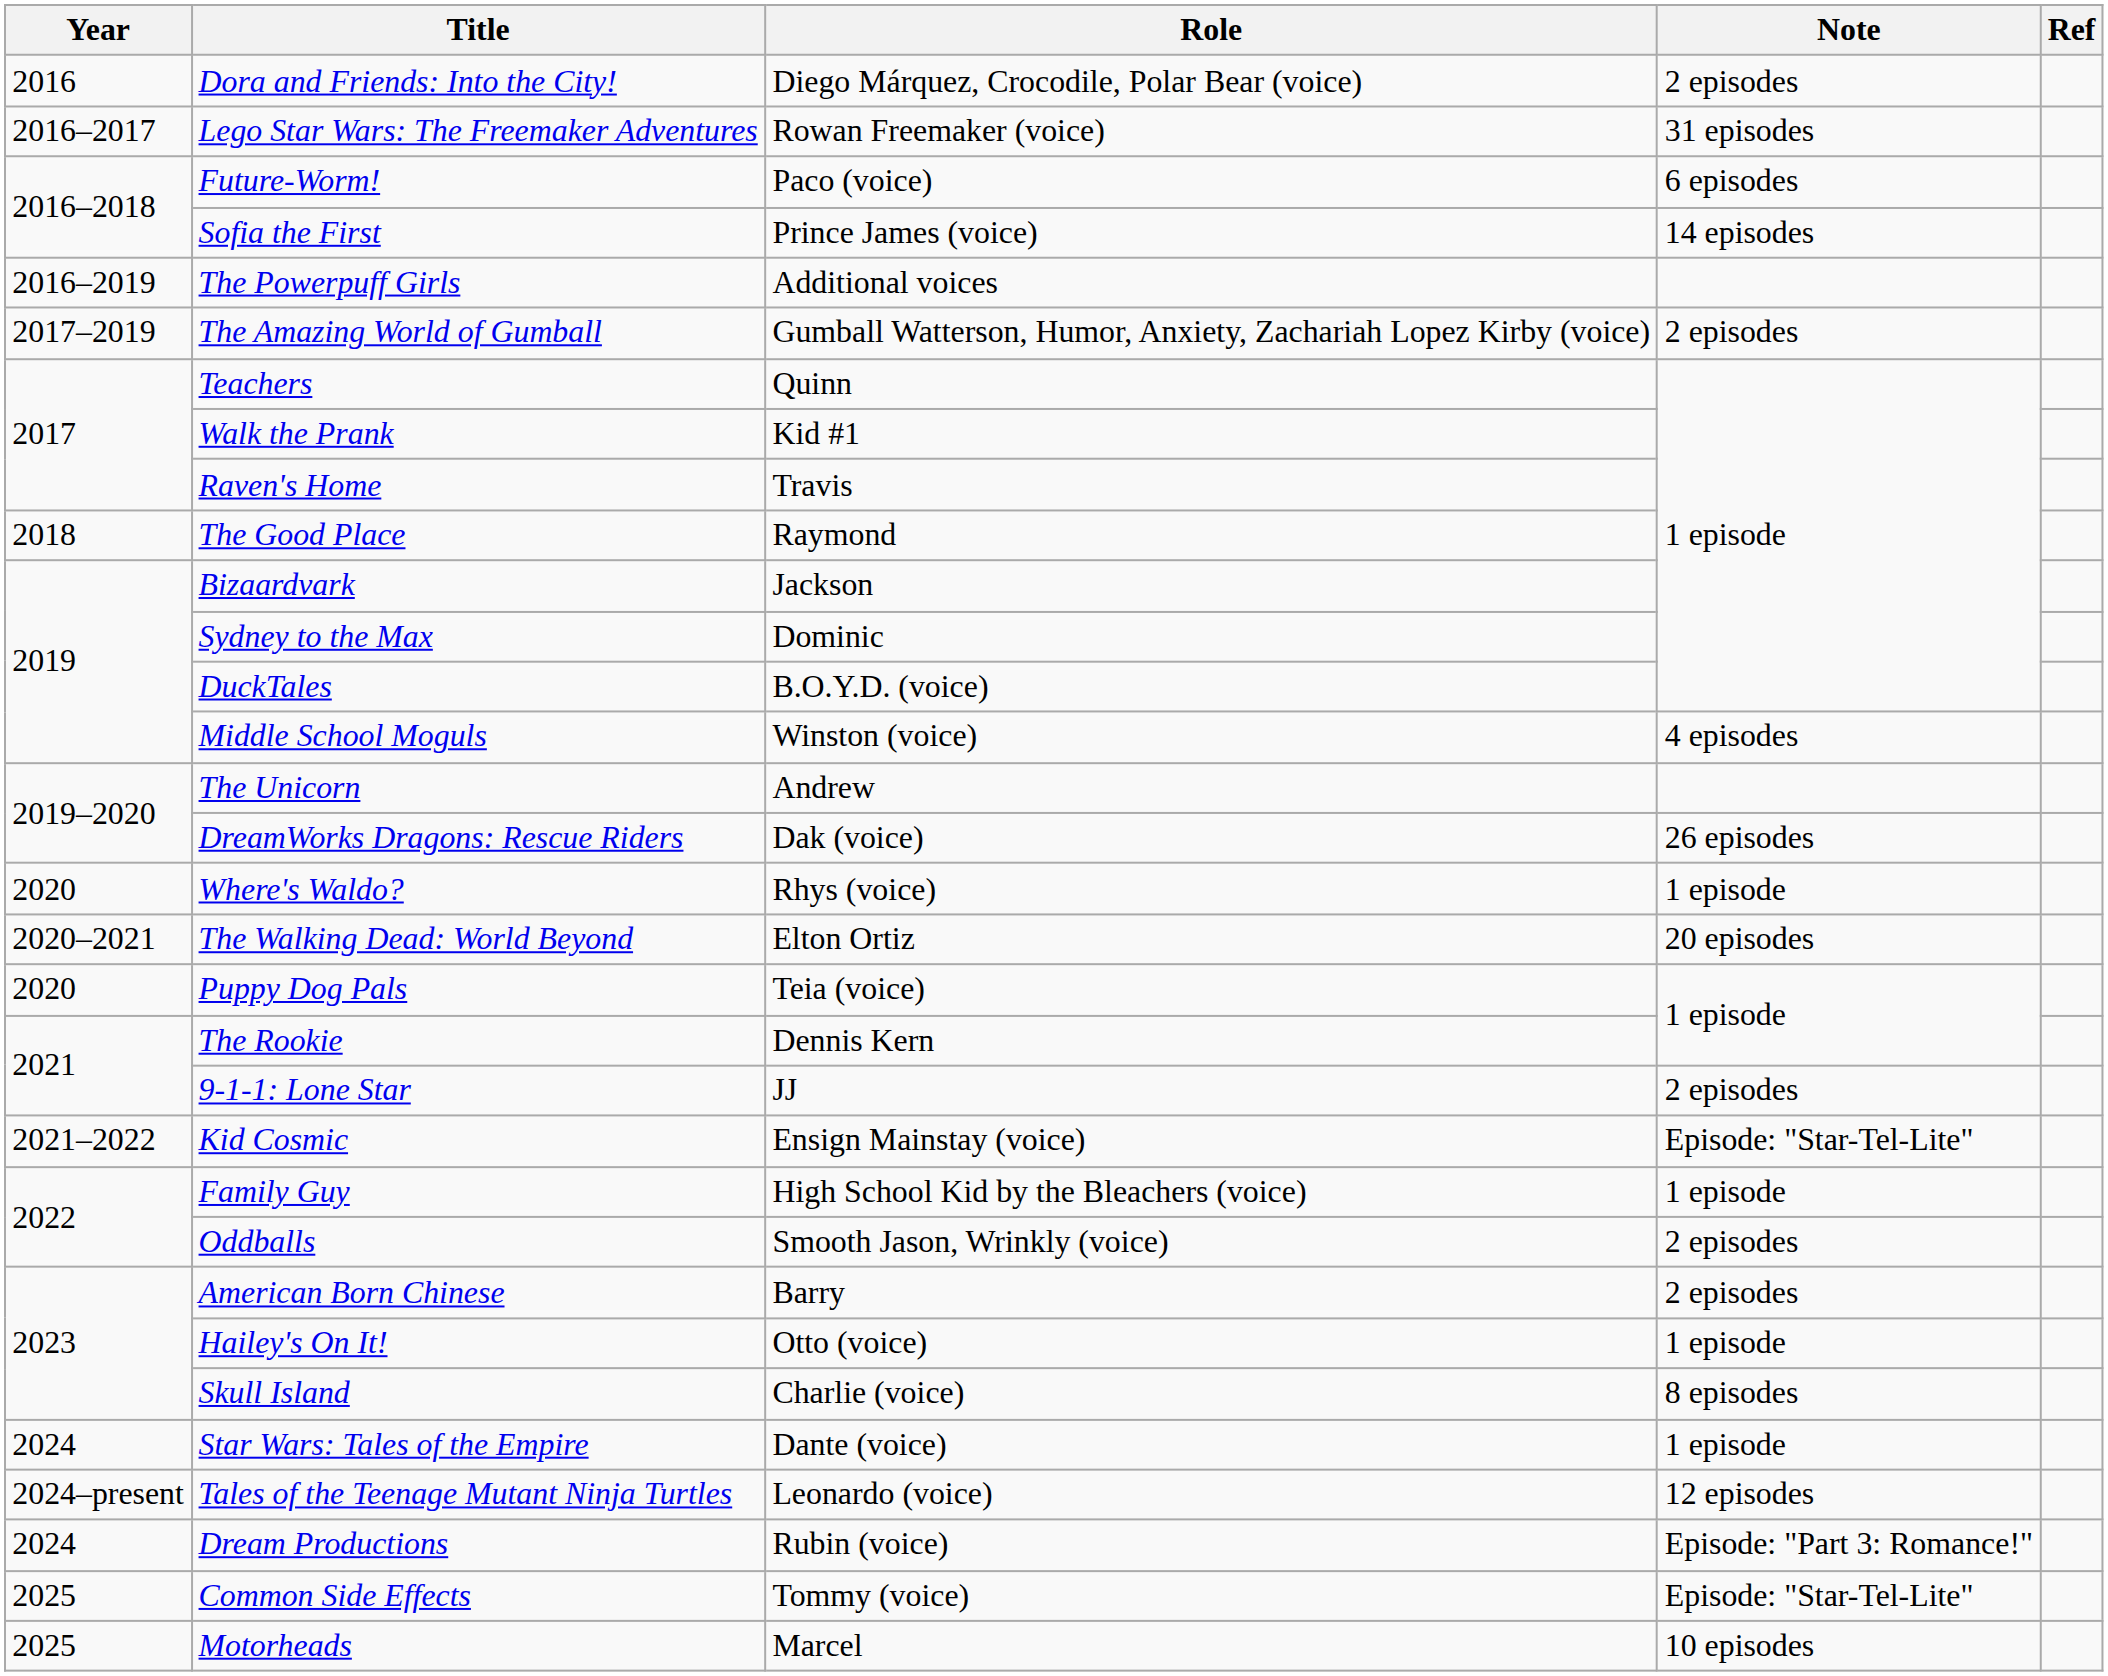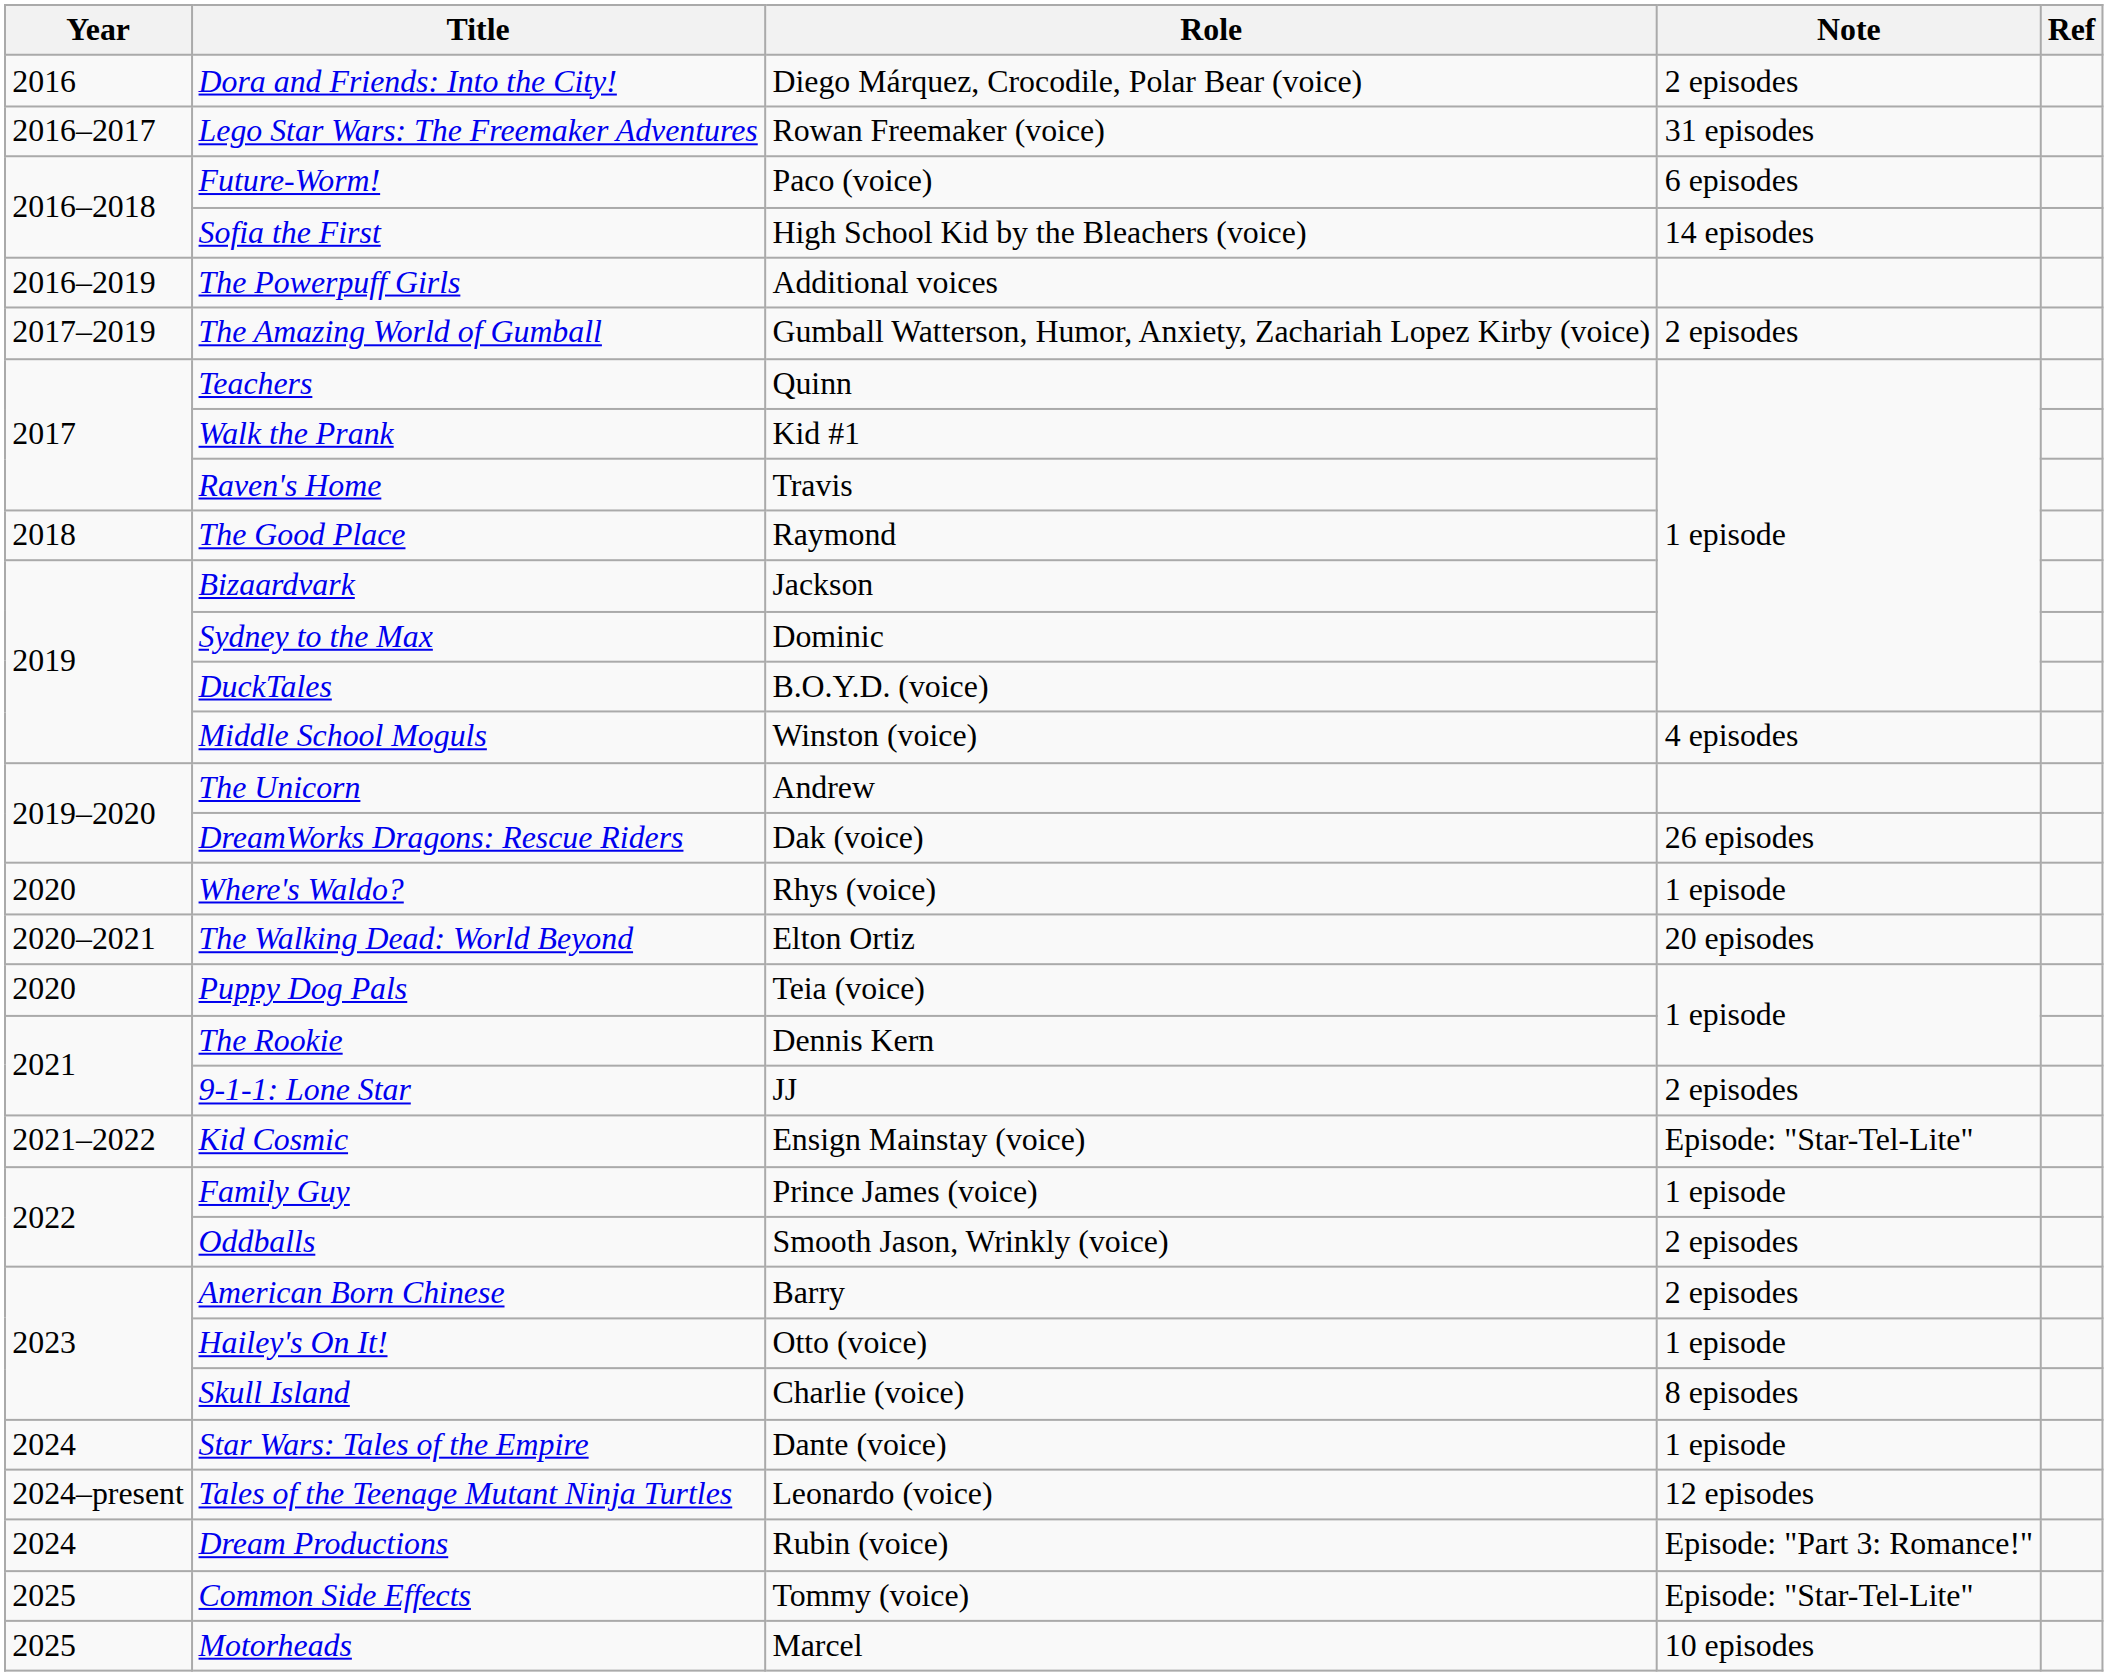(905, 231) Prince James (voice) -> (1039, 231) High School Kid by the Bleachers (voice)
(1039, 1191) High School Kid by the Bleachers (voice) -> (905, 1191) Prince James (voice)
